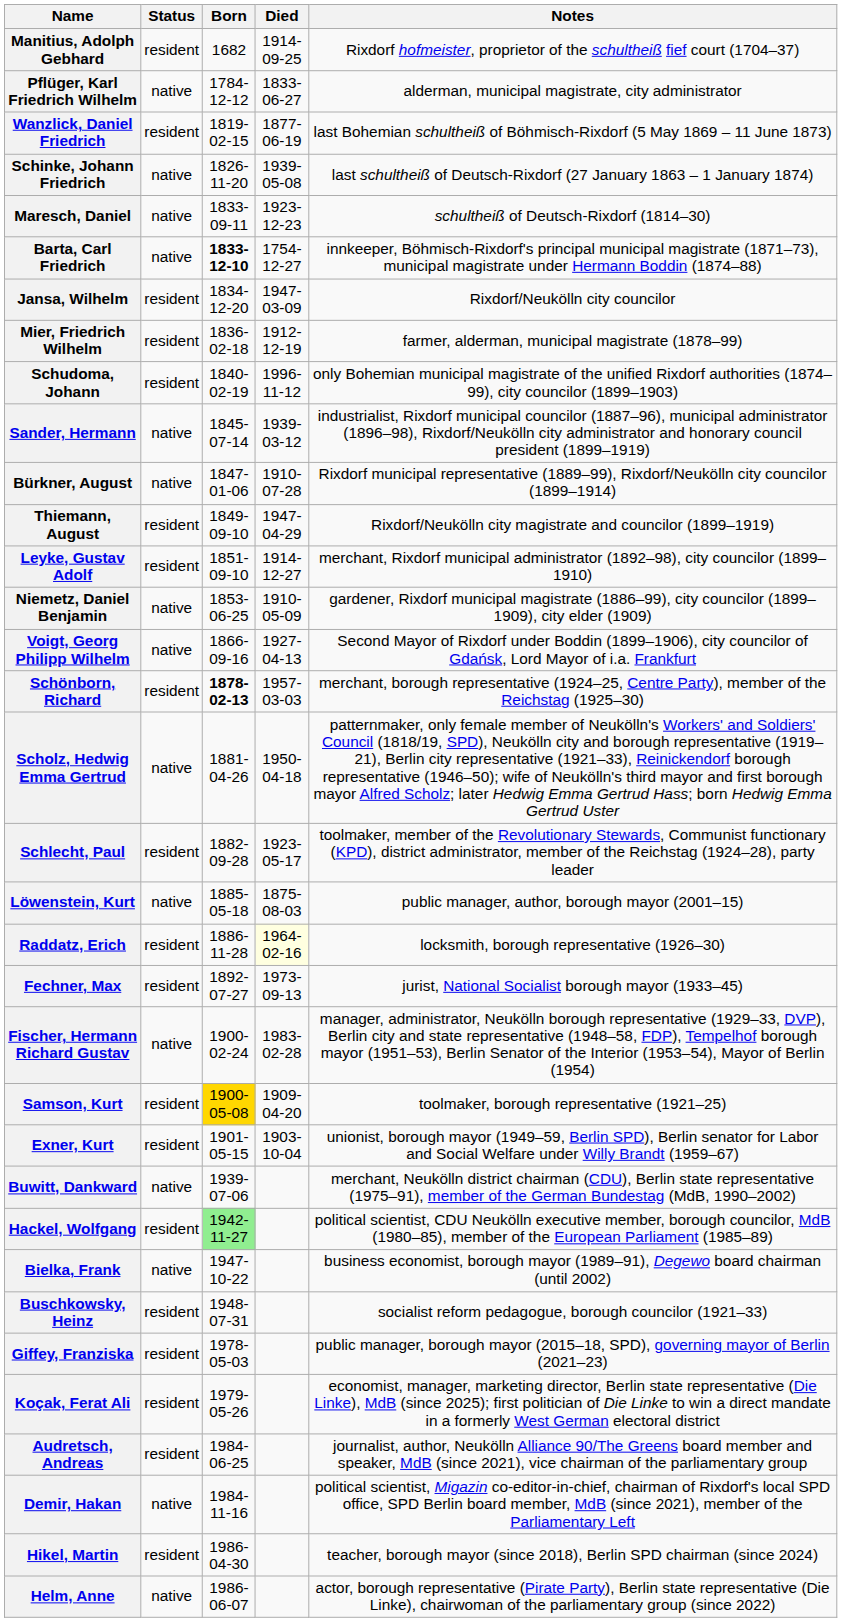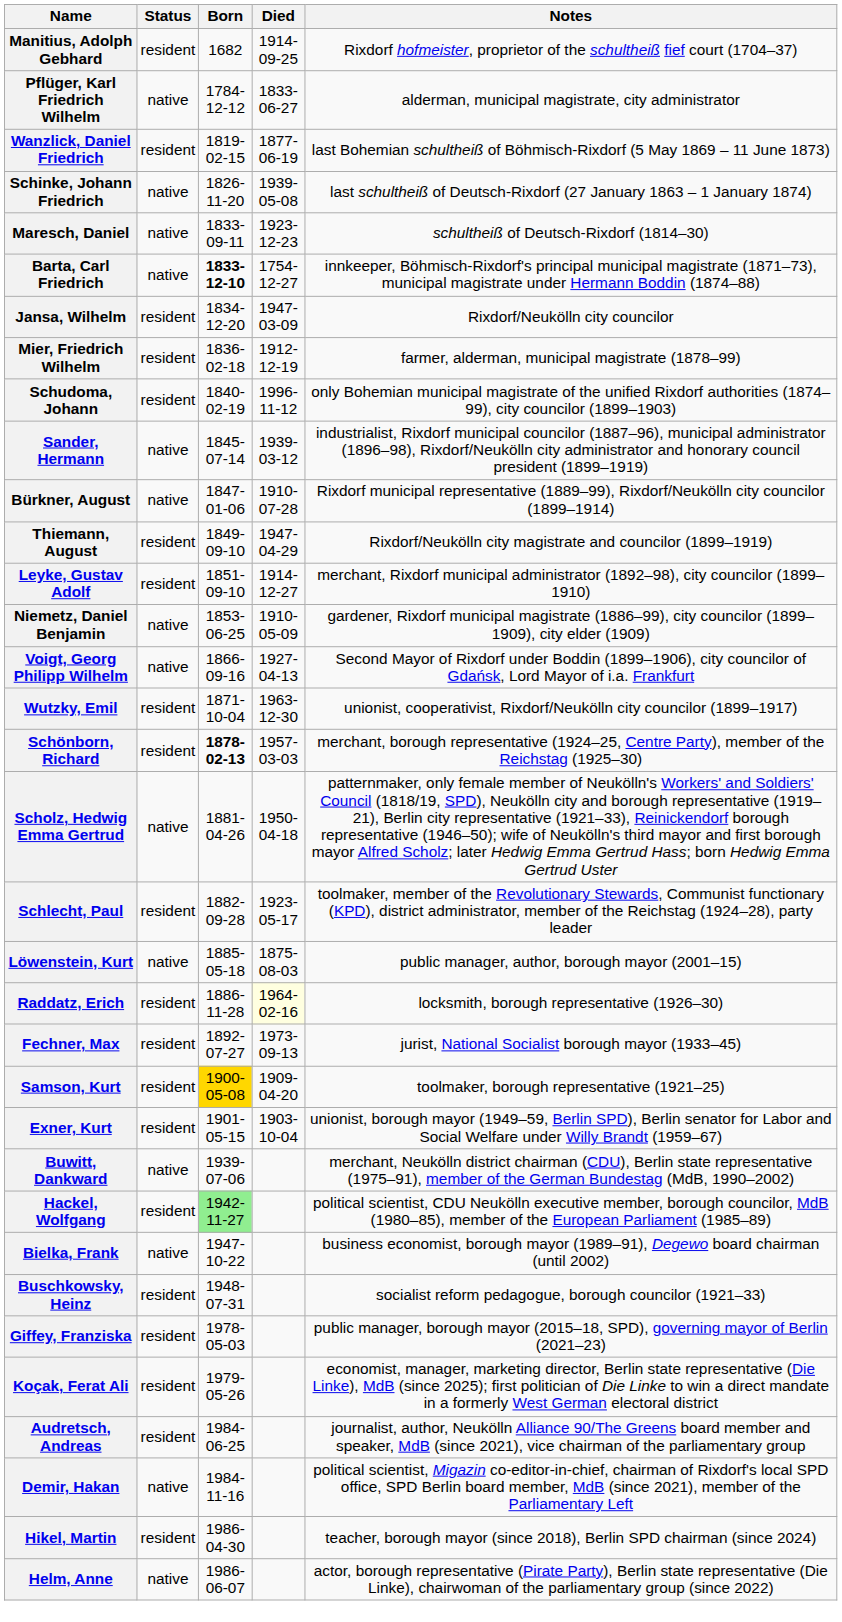+ row: (71, 708)
- row: (73, 1045)
